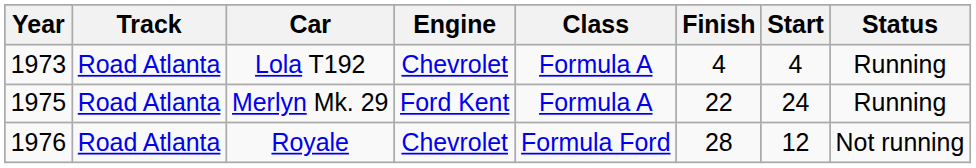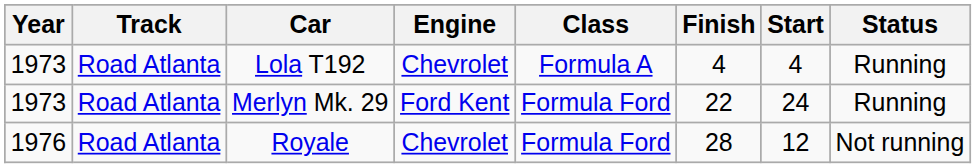(38, 104) 1975 -> (38, 104) 1973
(596, 104) Formula A -> (596, 104) Formula Ford
